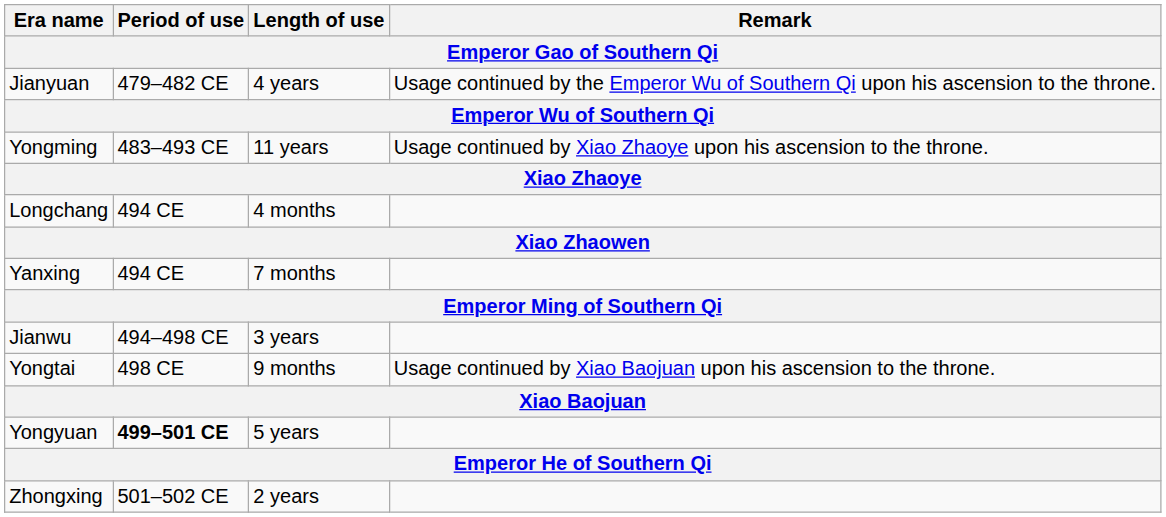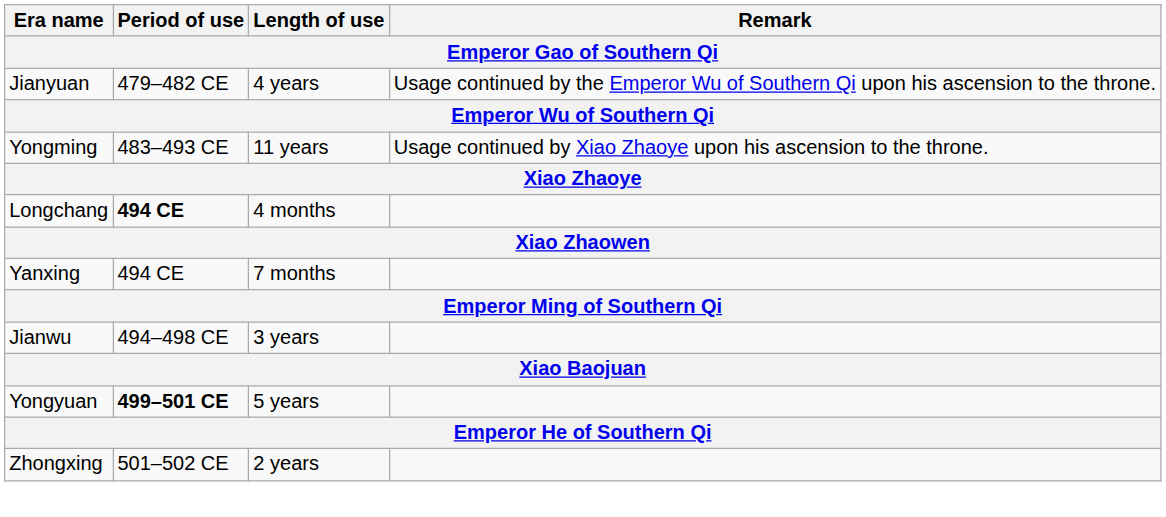(151, 210) normal -> (151, 210) bold
- row: (42, 369)
